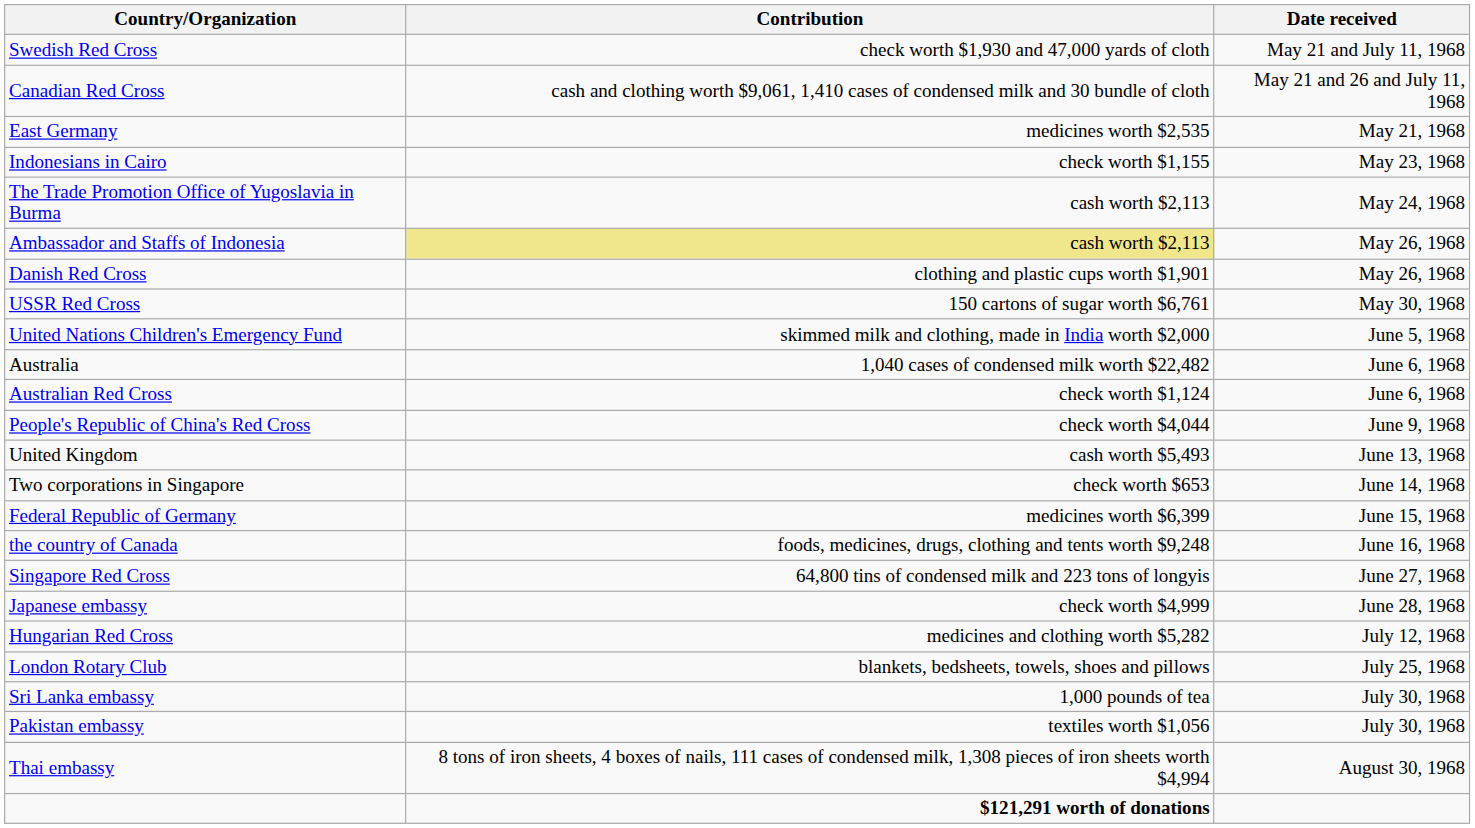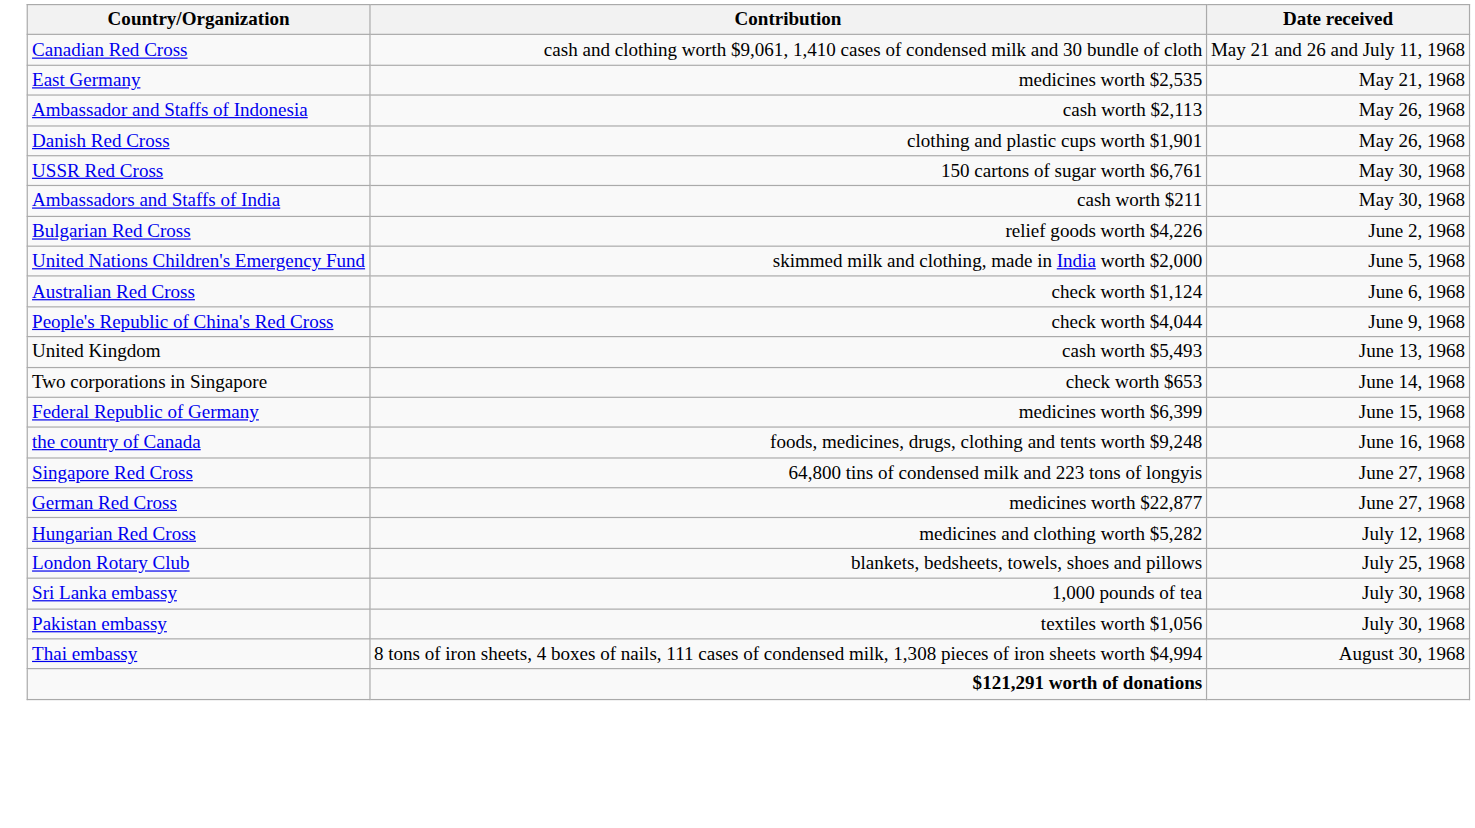- row: (83, 49)
- row: (88, 161)
- row: (181, 202)
(1140, 243) khaki background -> (1132, 110) no background
+ row: (156, 200)
+ row: (111, 230)
- row: (44, 364)
+ row: (104, 502)
- row: (78, 605)
